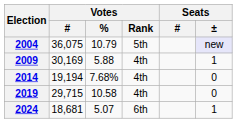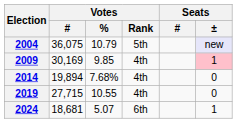(104, 61) 5.88 -> (104, 61) 9.85
(214, 61) no background -> (214, 61) pink background
(67, 77) 19,194 -> (67, 77) 19,894
(67, 93) 29,715 -> (67, 93) 27,715
(104, 93) 10.58 -> (104, 93) 10.55
